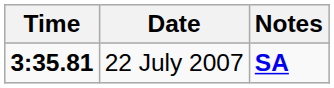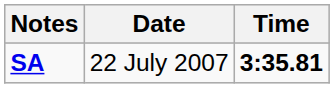columns swapped: (52, 23) <-> (289, 23)
